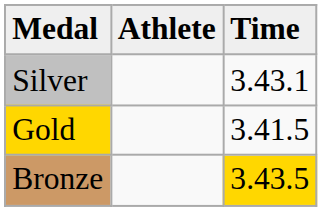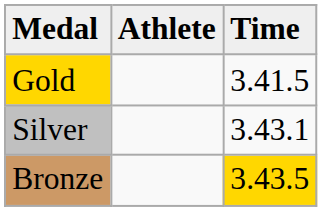rows swapped: (44, 129) <-> (50, 79)
